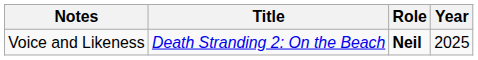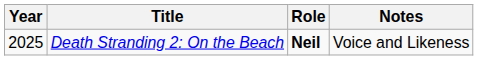columns swapped: (452, 17) <-> (76, 17)
